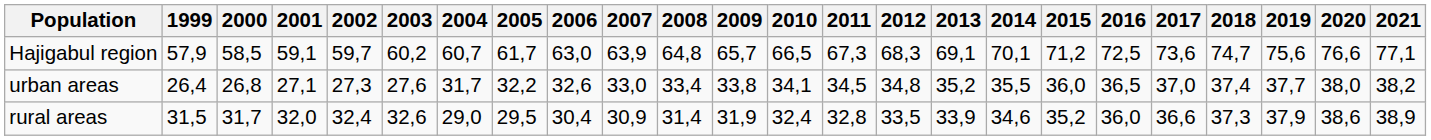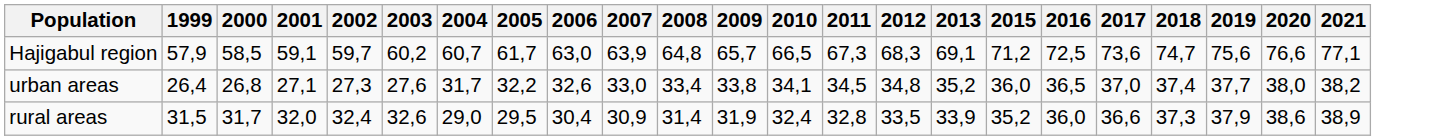- column: (1013, 20)
